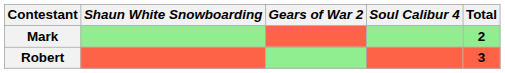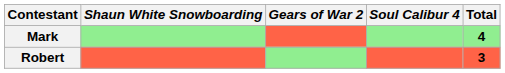(481, 36) 2 -> (481, 36) 4
